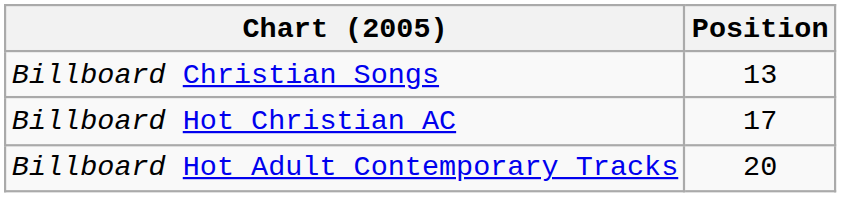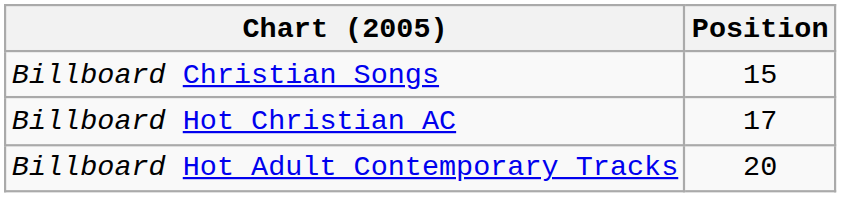(760, 75) 13 -> (760, 75) 15
